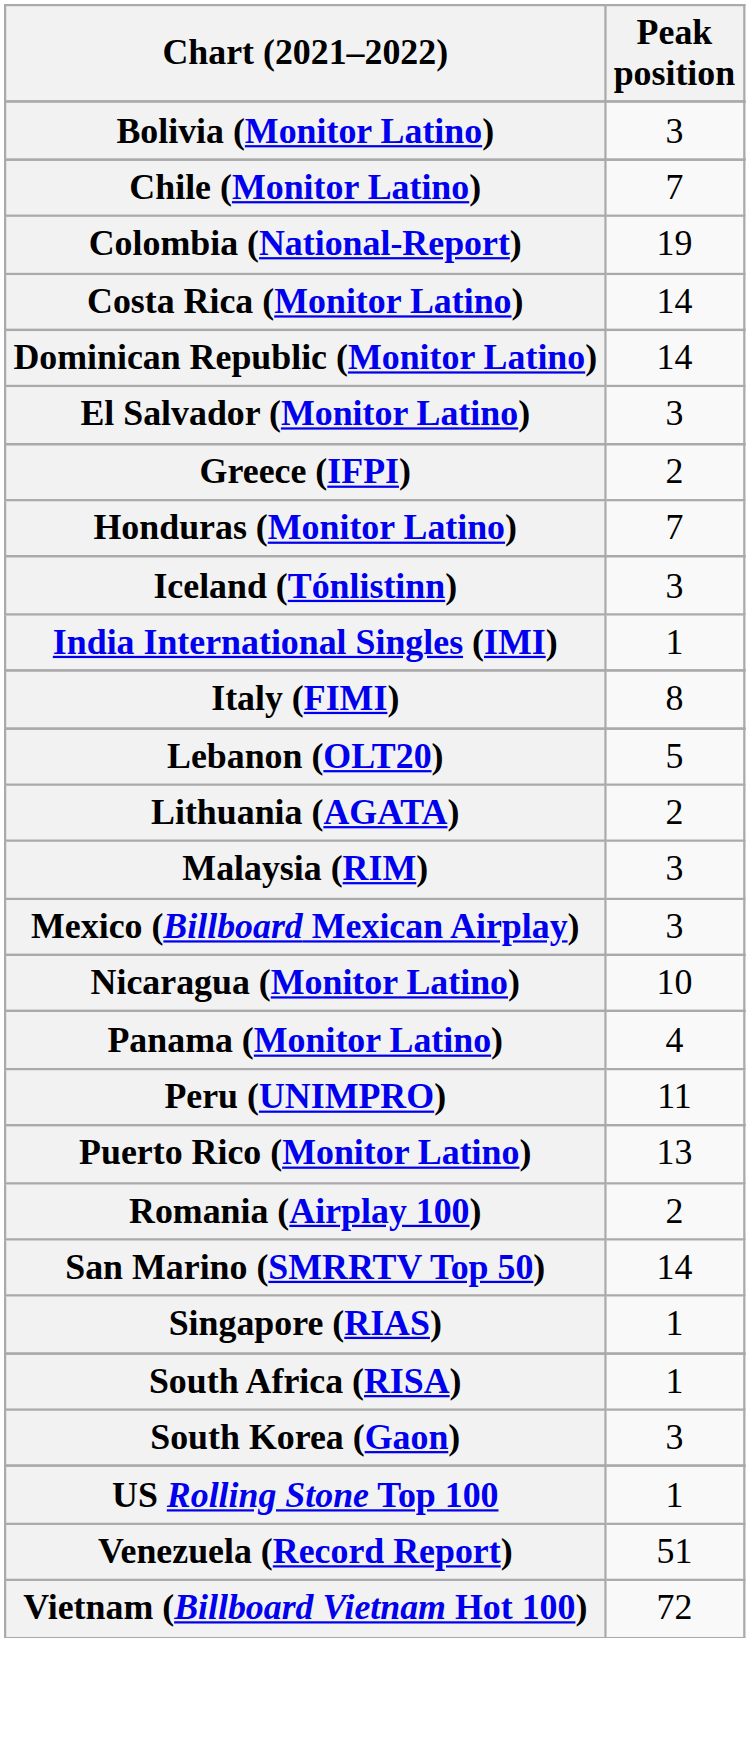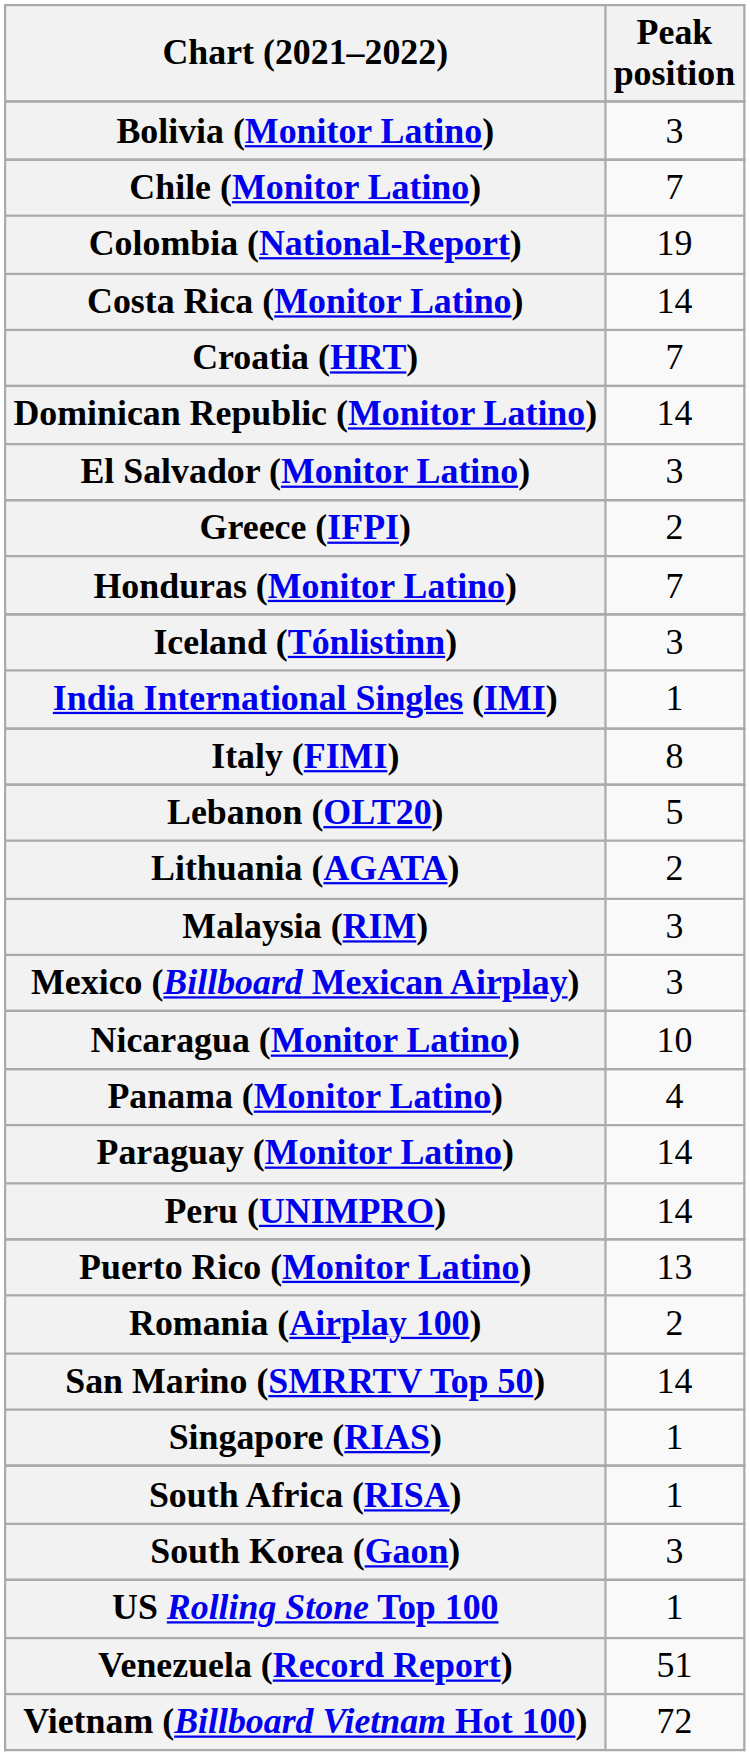+ row: (305, 357)
+ row: (305, 1153)
(674, 1096) 11 -> (674, 1210) 14
